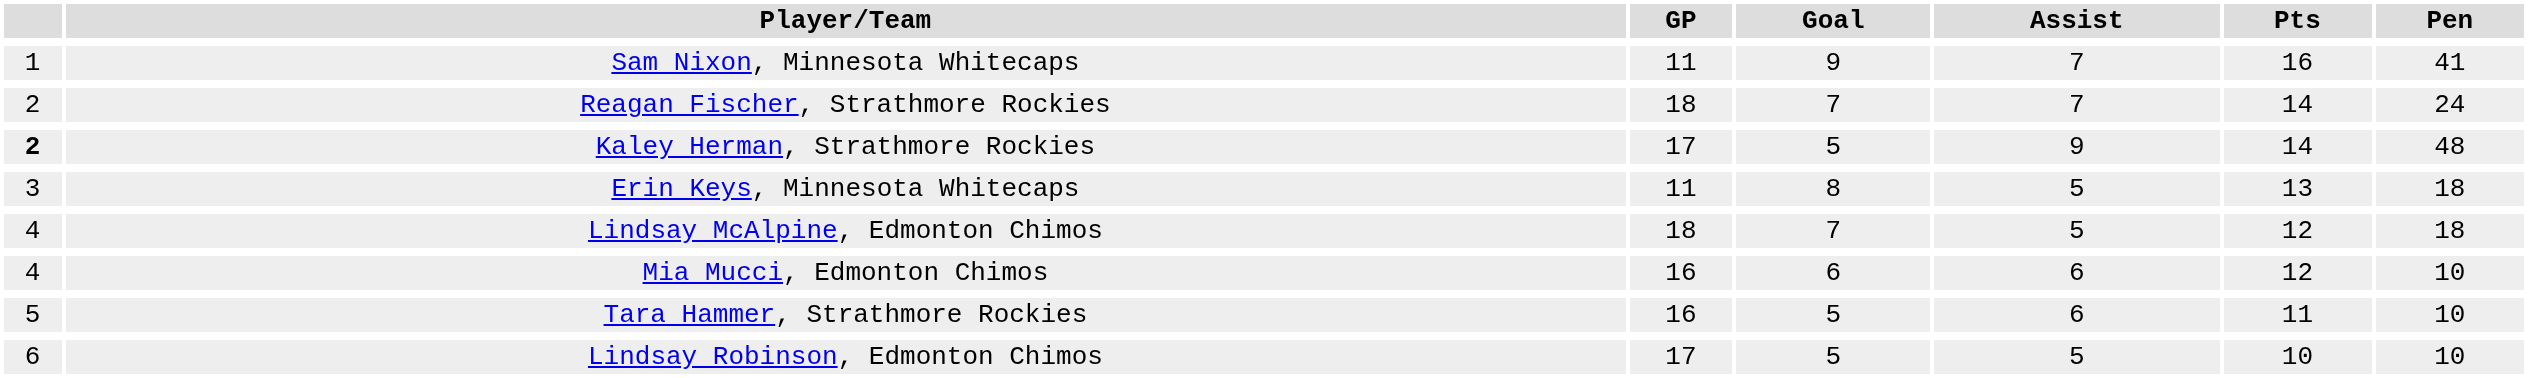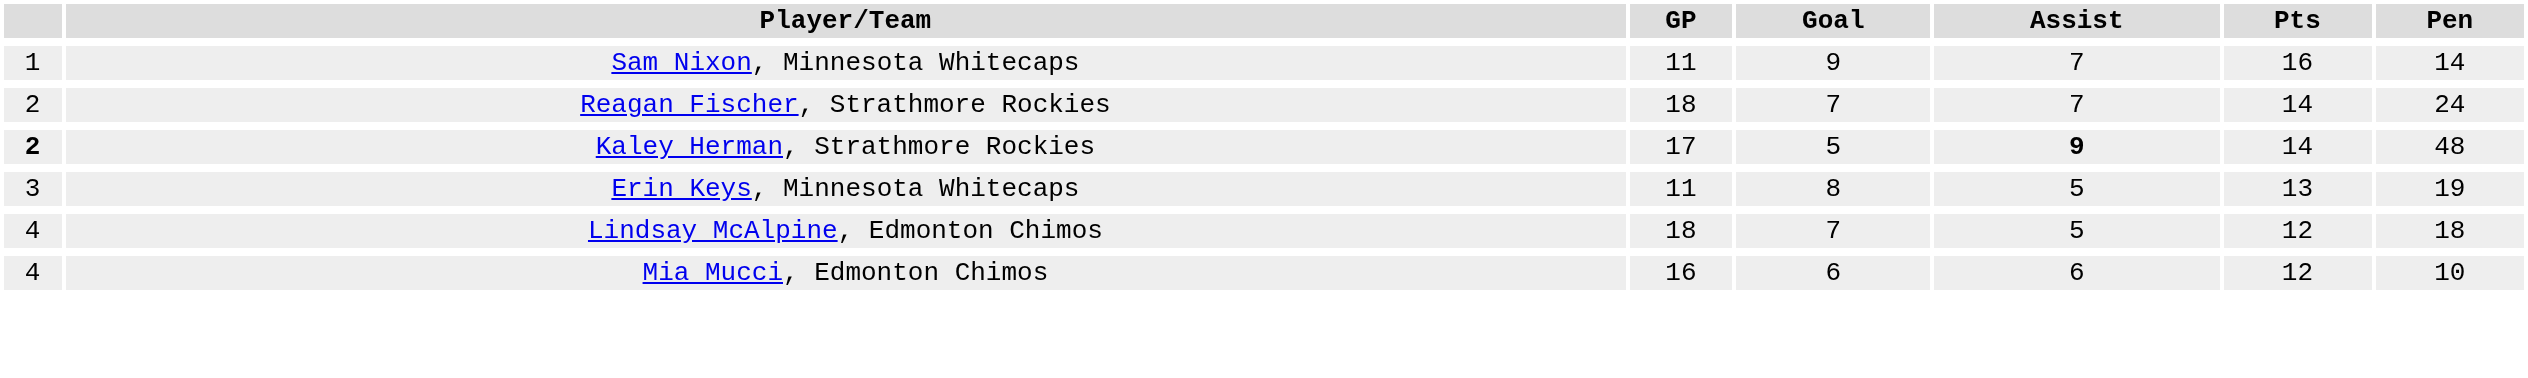(2450, 63) 41 -> (2450, 63) 14
(2077, 147) normal -> (2077, 147) bold
(2450, 189) 18 -> (2450, 189) 19
- row: (845, 315)
- row: (845, 357)
